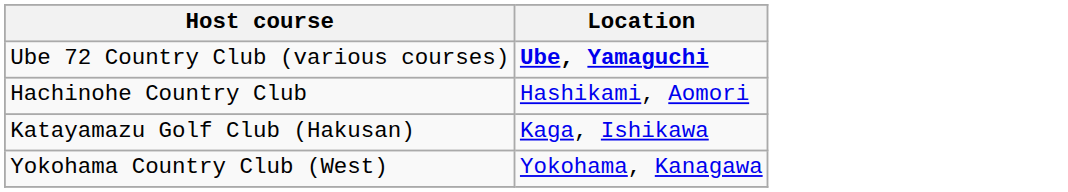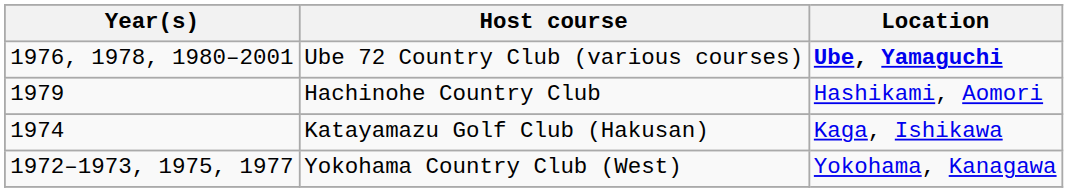+ column: (152, 23)
